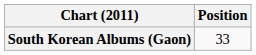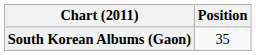(223, 38) 33 -> (223, 38) 35
